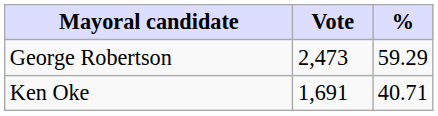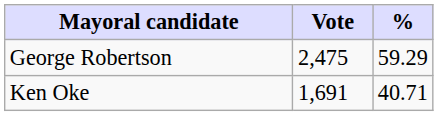(323, 57) 2,473 -> (323, 57) 2,475
